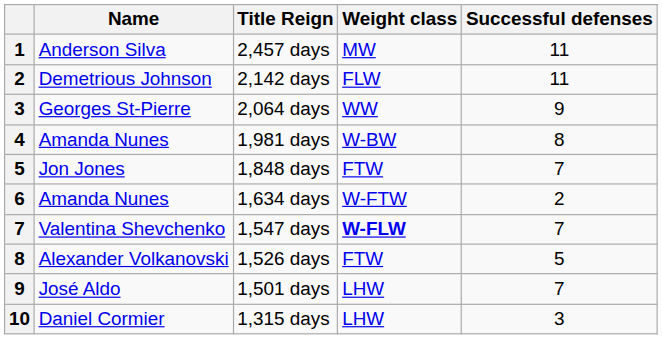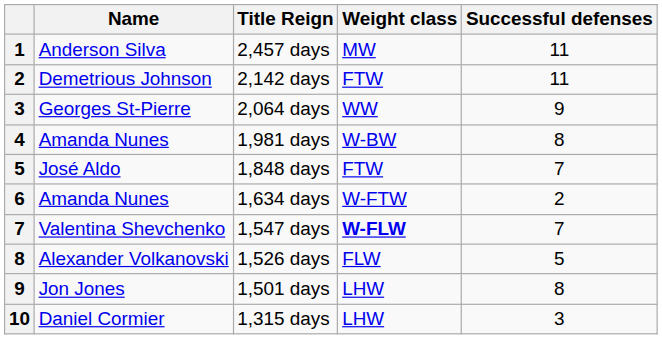(361, 79) FLW -> (363, 79) FTW
(82, 169) Jon Jones -> (80, 169) José Aldo
(363, 259) FTW -> (361, 259) FLW
(80, 288) José Aldo -> (82, 288) Jon Jones
(559, 288) 7 -> (559, 288) 8
